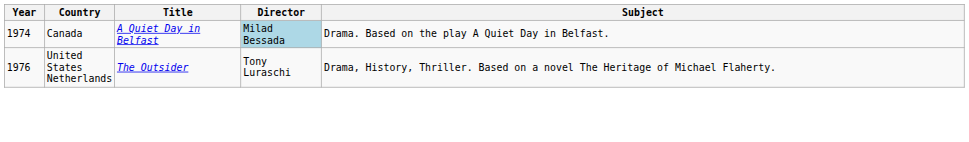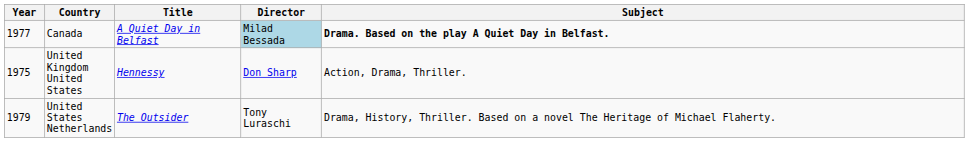(19, 34) 1974 -> (19, 34) 1977
(467, 34) normal -> (467, 34) bold
+ row: (68, 73)
(19, 67) 1976 -> (19, 118) 1979
